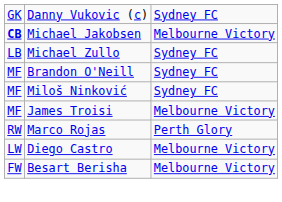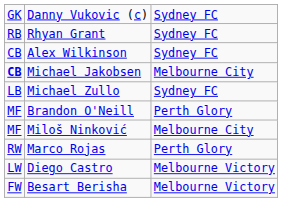+ row: (66, 33)
+ row: (77, 53)
(214, 33) Melbourne Victory -> (204, 72) Melbourne City
(186, 72) Sydney FC -> (193, 110) Perth Glory
(186, 91) Sydney FC -> (204, 130) Melbourne City
- row: (70, 110)
